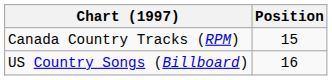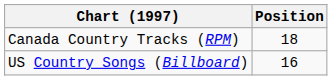(289, 40) 15 -> (289, 40) 18
